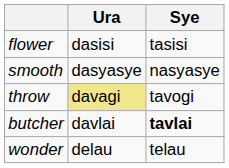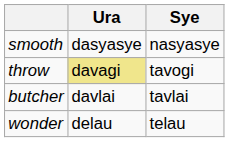- row: (31, 44)
(171, 123) bold -> (169, 96) normal
